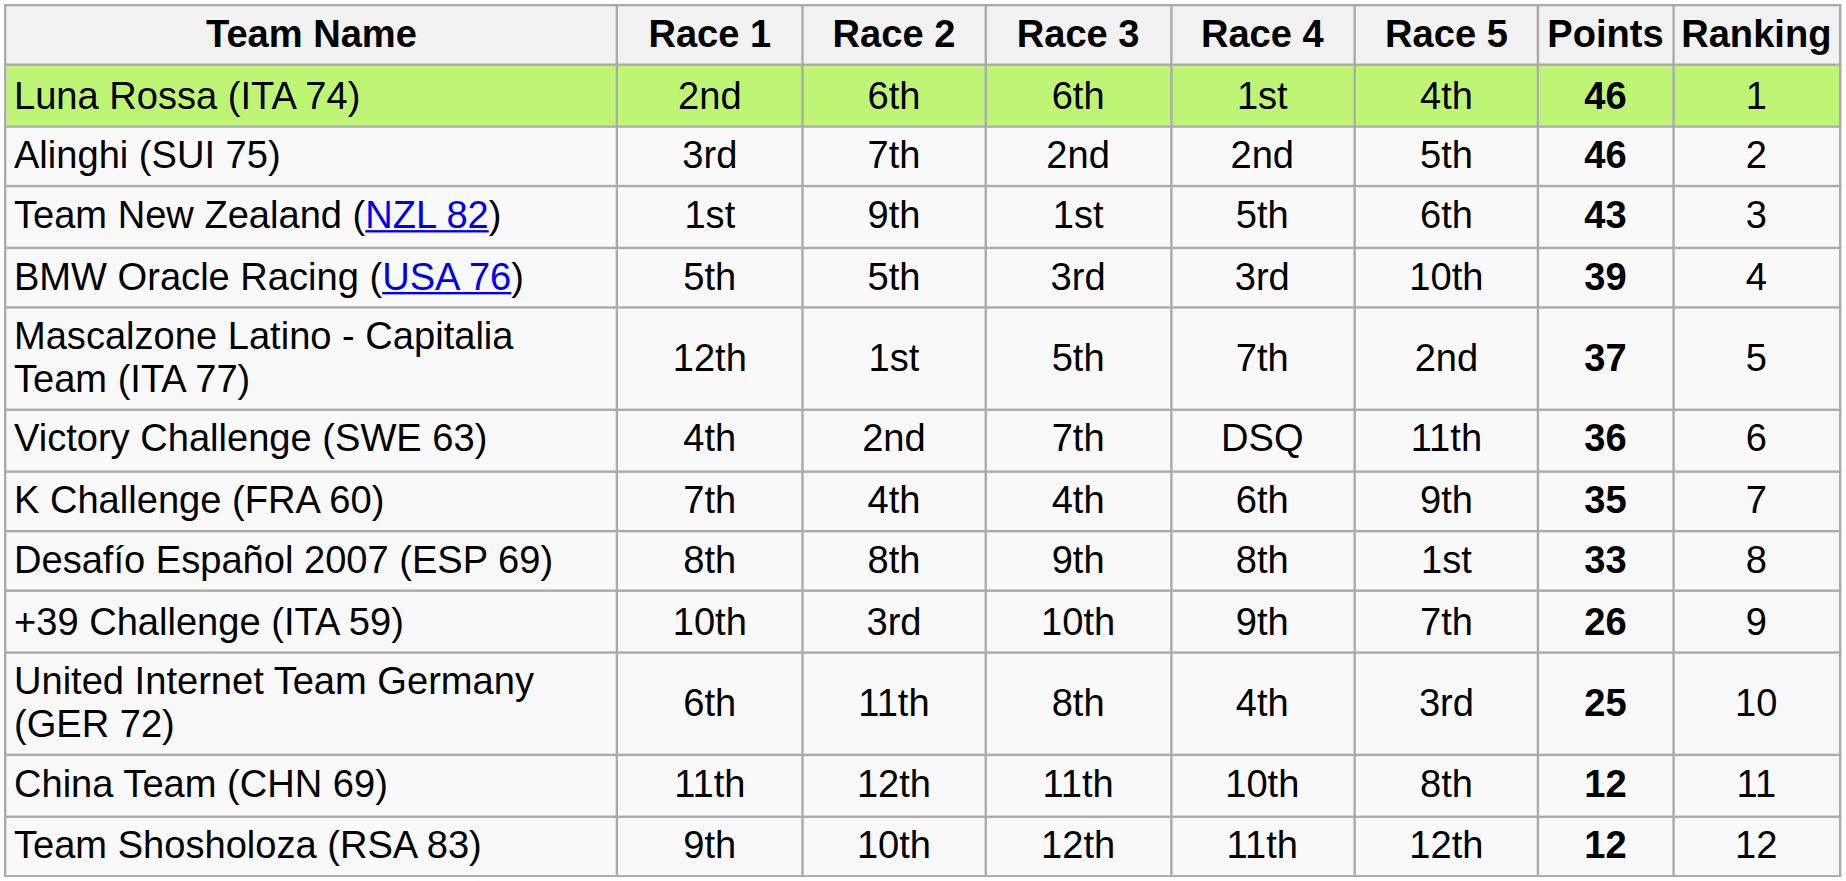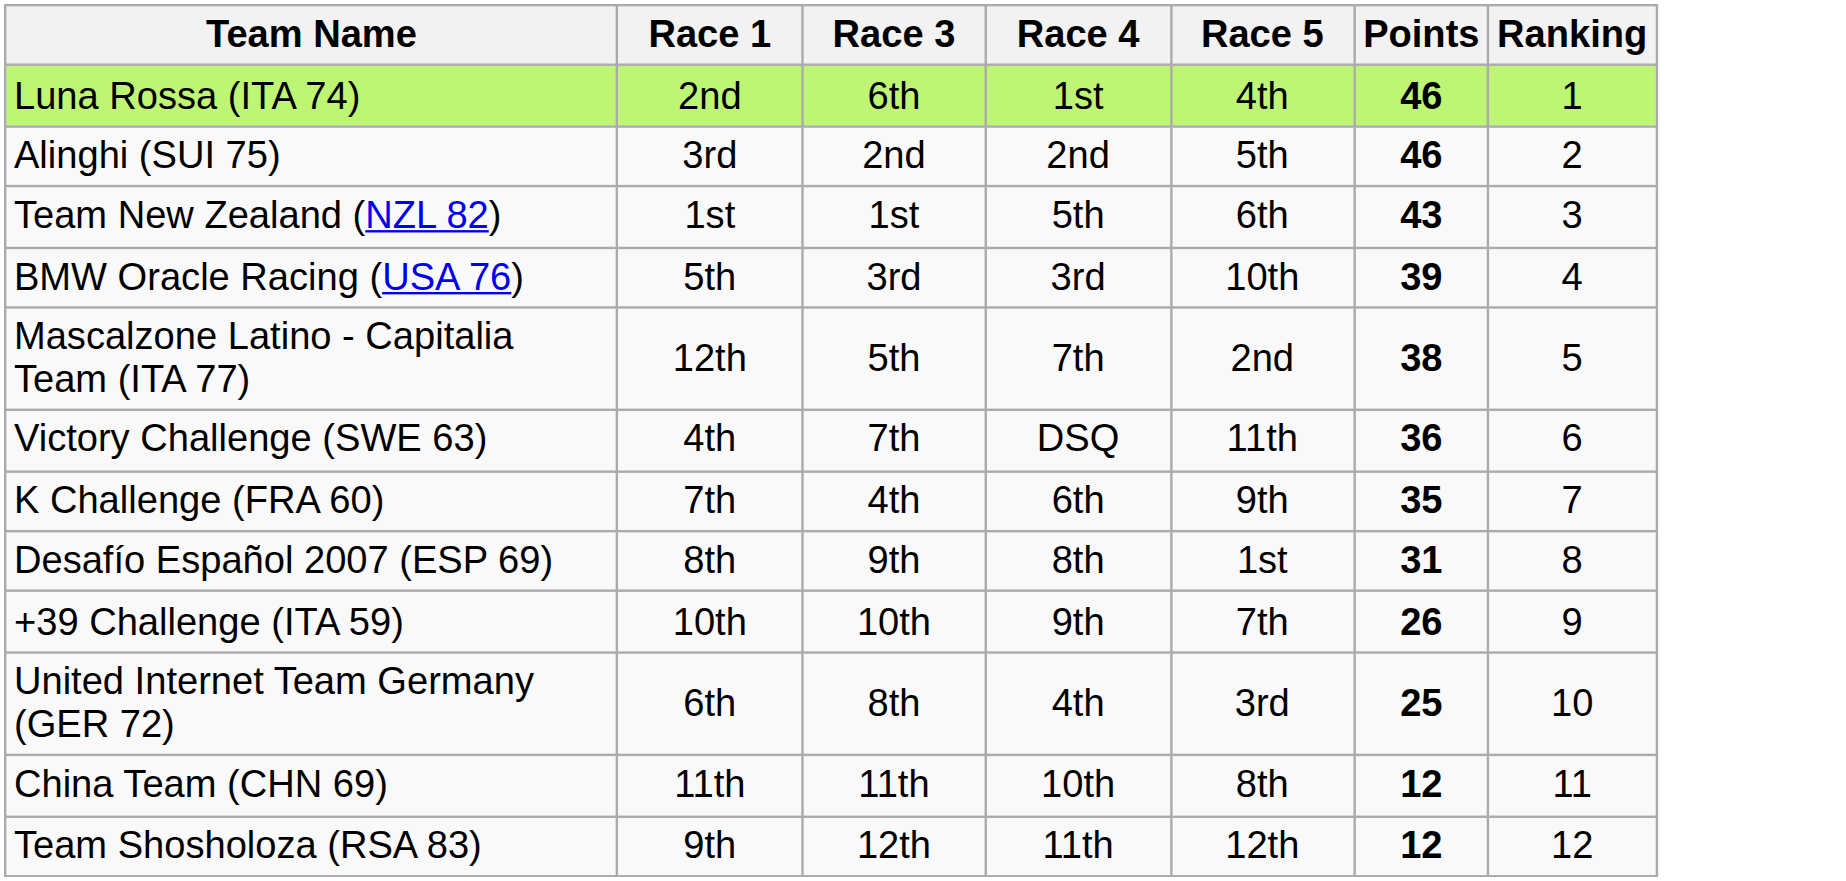- column: (894, 34)
(1605, 358) 37 -> (1421, 358) 38
(1605, 560) 33 -> (1421, 560) 31
